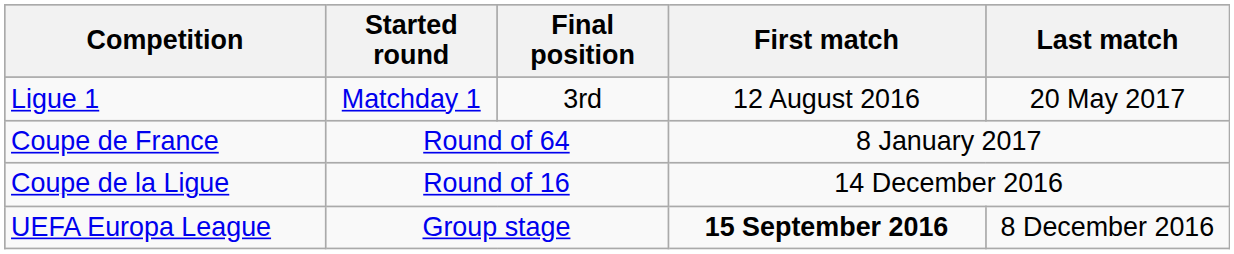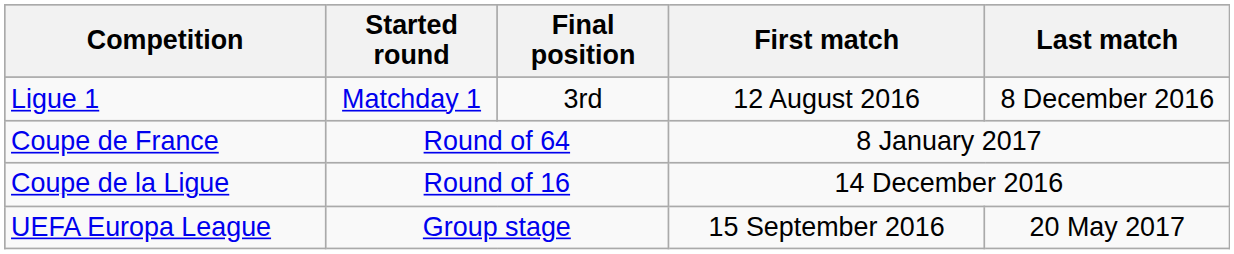(1107, 98) 20 May 2017 -> (1107, 98) 8 December 2016
(827, 226) bold -> (827, 226) normal
(1107, 226) 8 December 2016 -> (1107, 226) 20 May 2017
